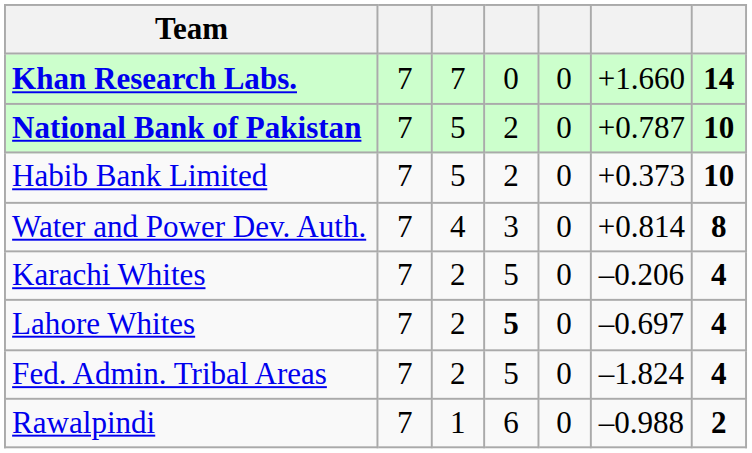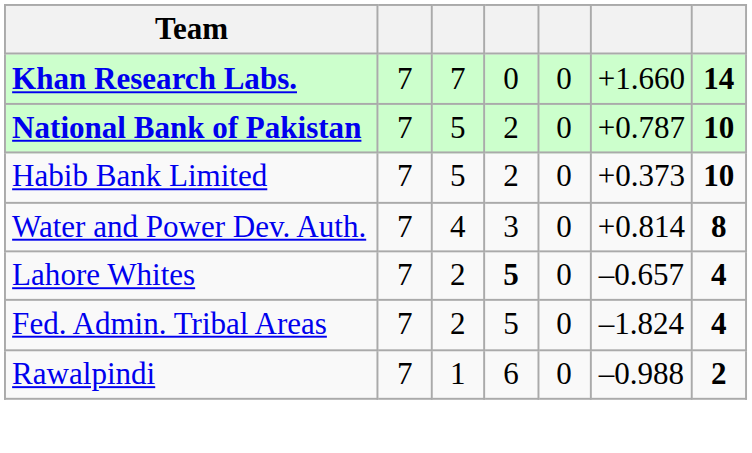- row: (109, 275)
(641, 324) –0.697 -> (641, 275) –0.657
